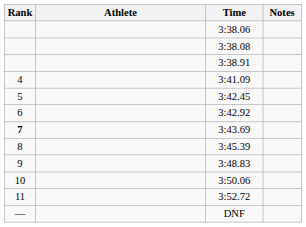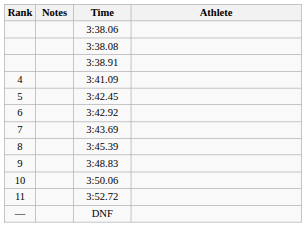columns swapped: (121, 12) <-> (282, 12)
(20, 130) bold -> (20, 130) normal
